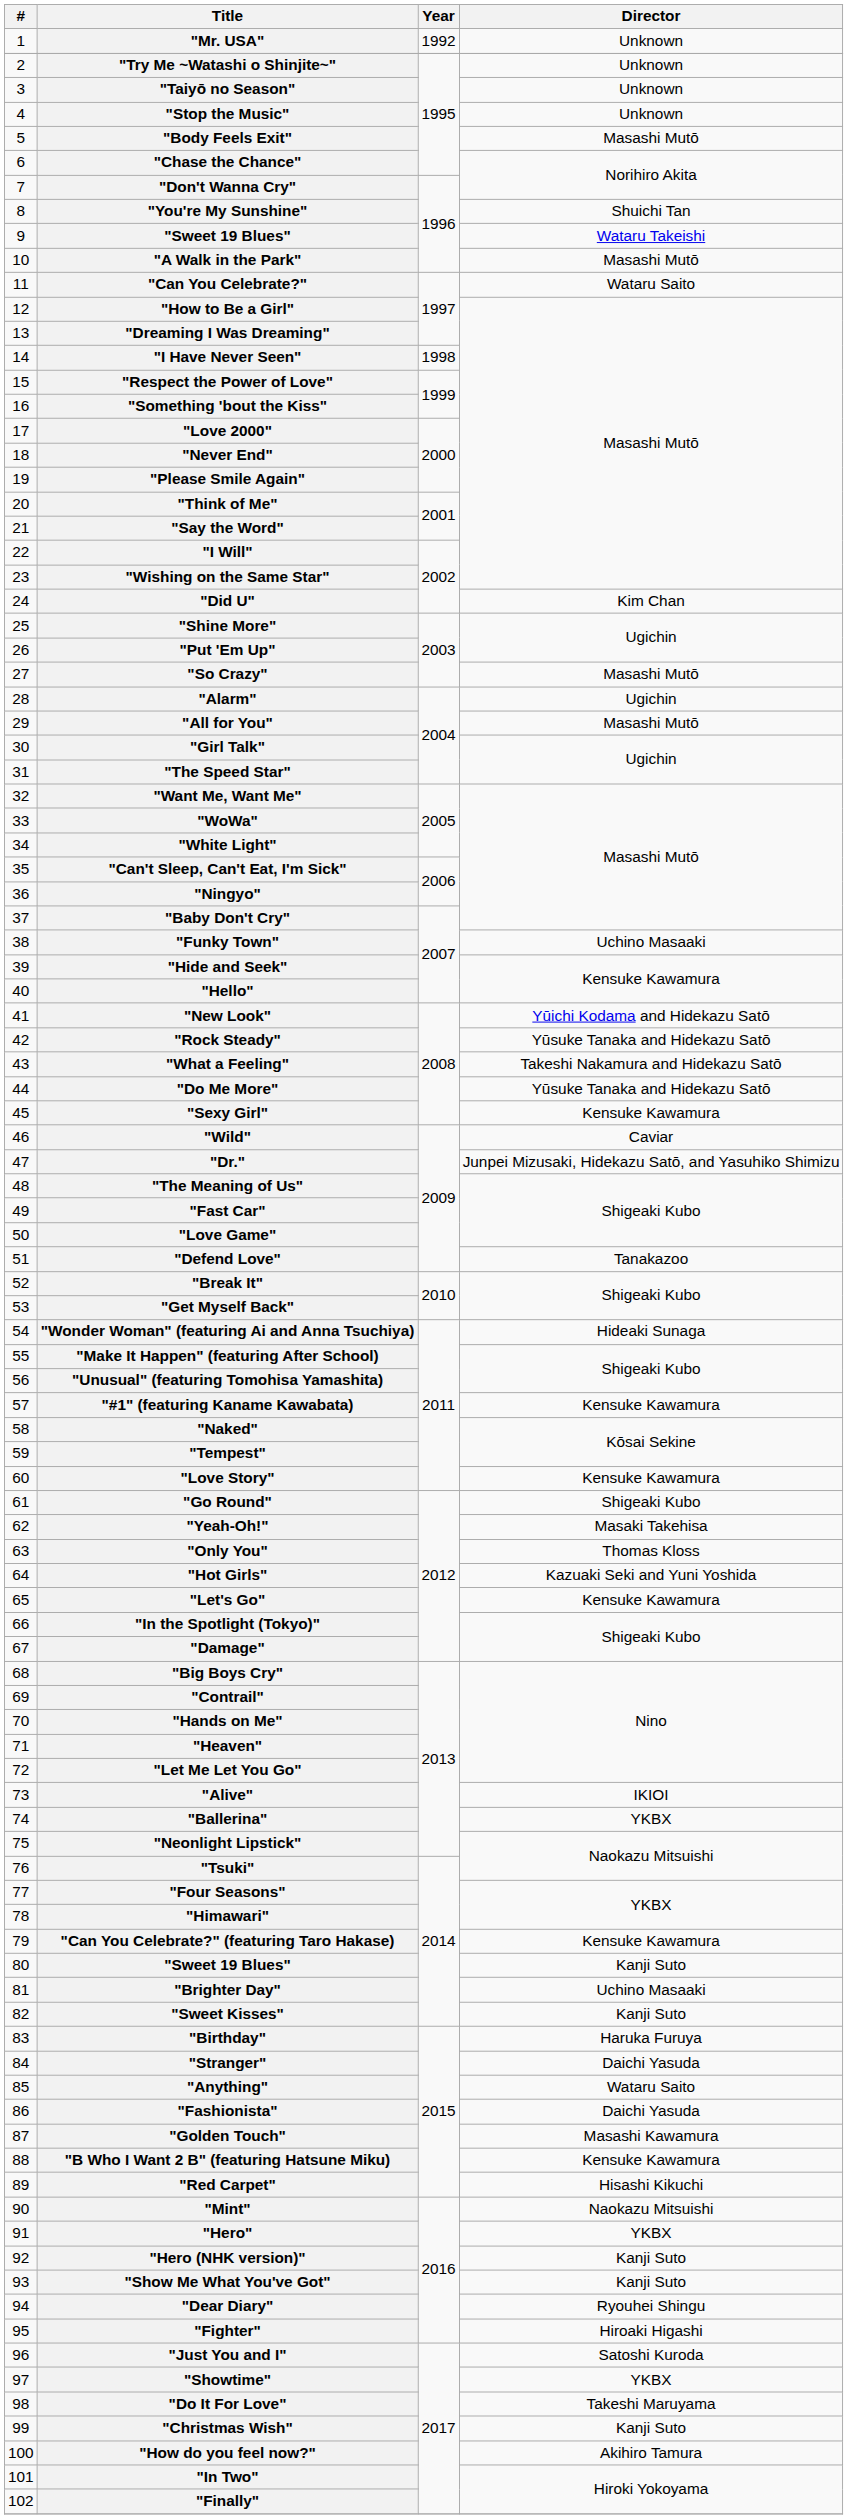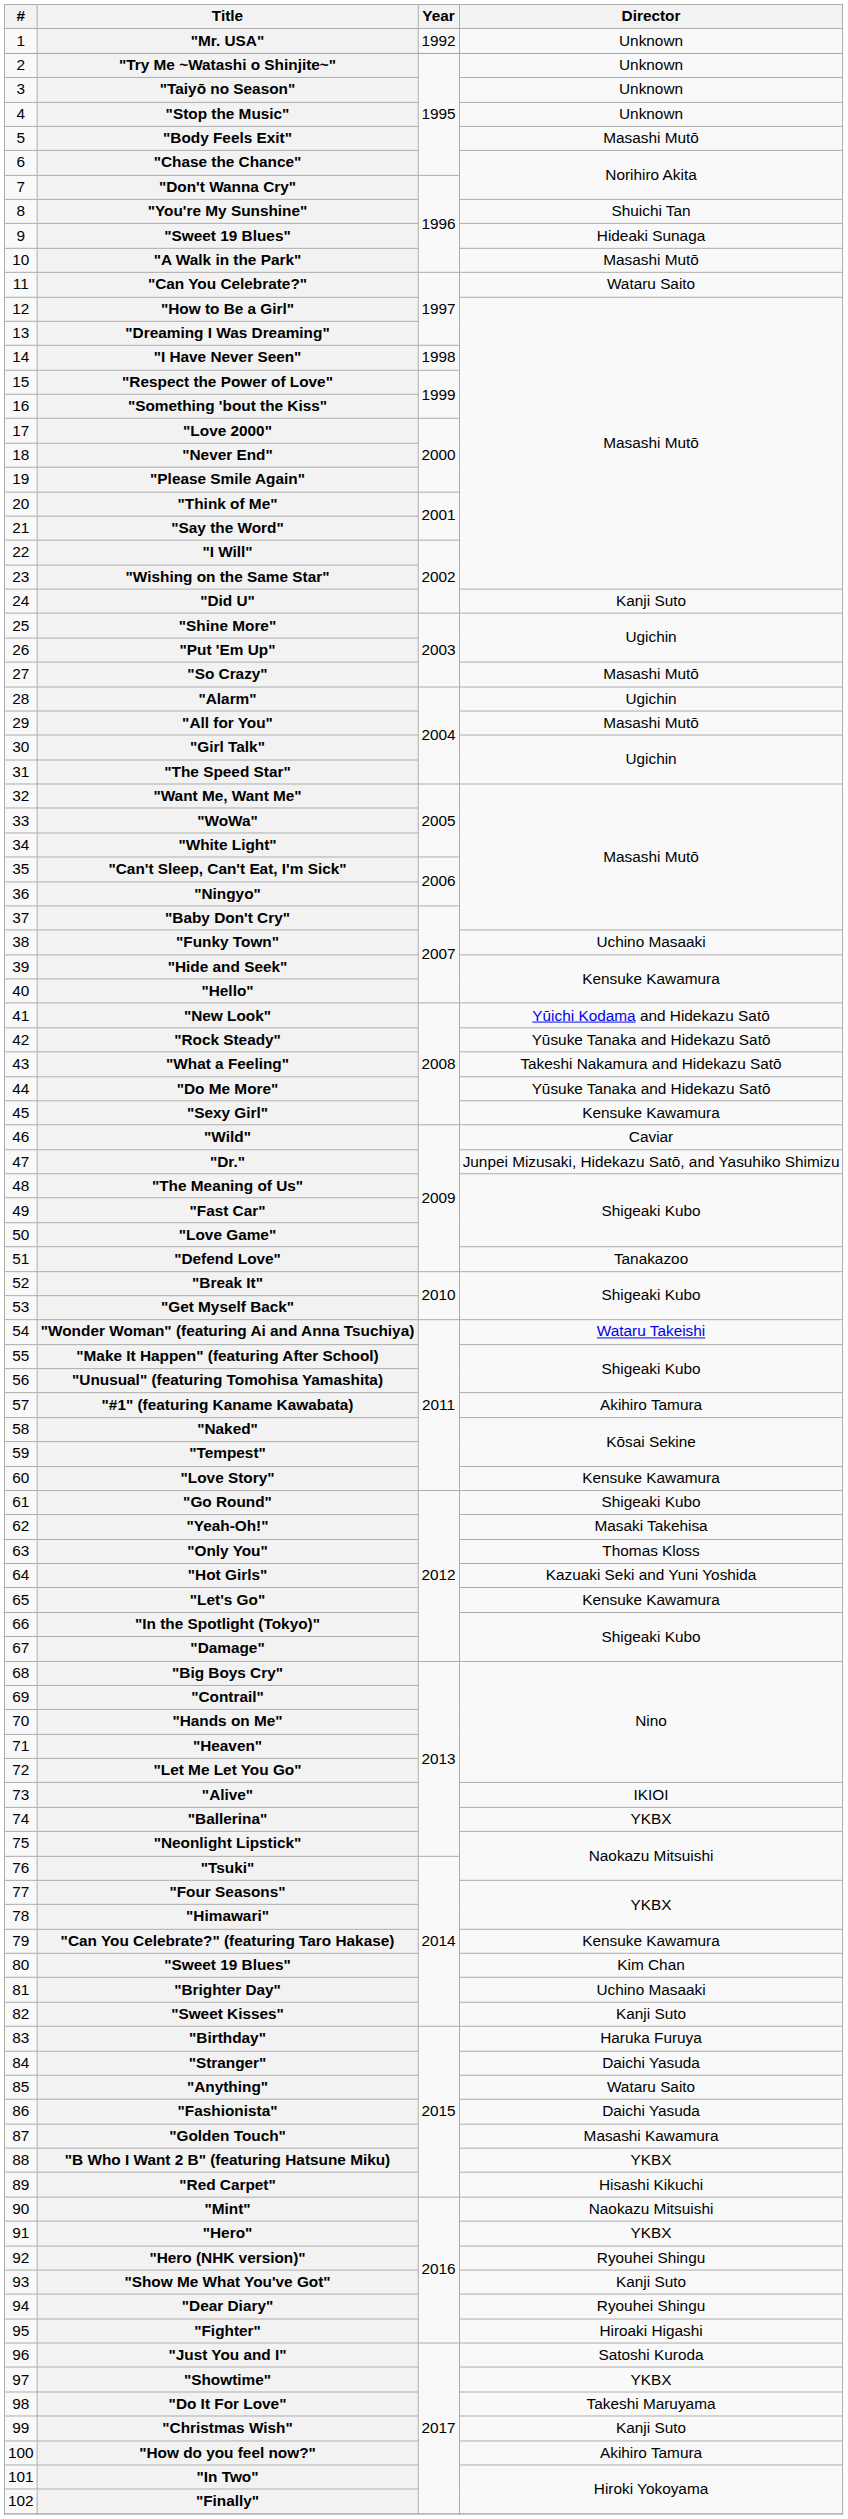(651, 235) Wataru Takeishi -> (651, 235) Hideaki Sunaga
(651, 601) Kim Chan -> (651, 601) Kanji Suto
(651, 1332) Hideaki Sunaga -> (651, 1332) Wataru Takeishi
(651, 1405) Kensuke Kawamura -> (651, 1405) Akihiro Tamura
(651, 1965) Kanji Suto -> (651, 1965) Kim Chan
(651, 2160) Kensuke Kawamura -> (651, 2160) YKBX
(651, 2257) Kanji Suto -> (651, 2257) Ryouhei Shingu
